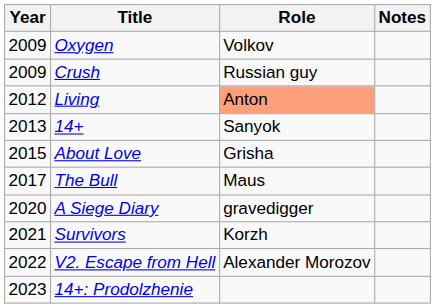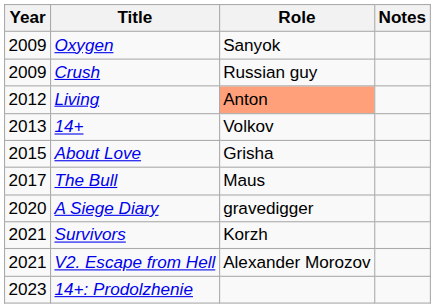(248, 45) Volkov -> (252, 45) Sanyok
(252, 126) Sanyok -> (248, 126) Volkov
(28, 262) 2022 -> (28, 262) 2021
